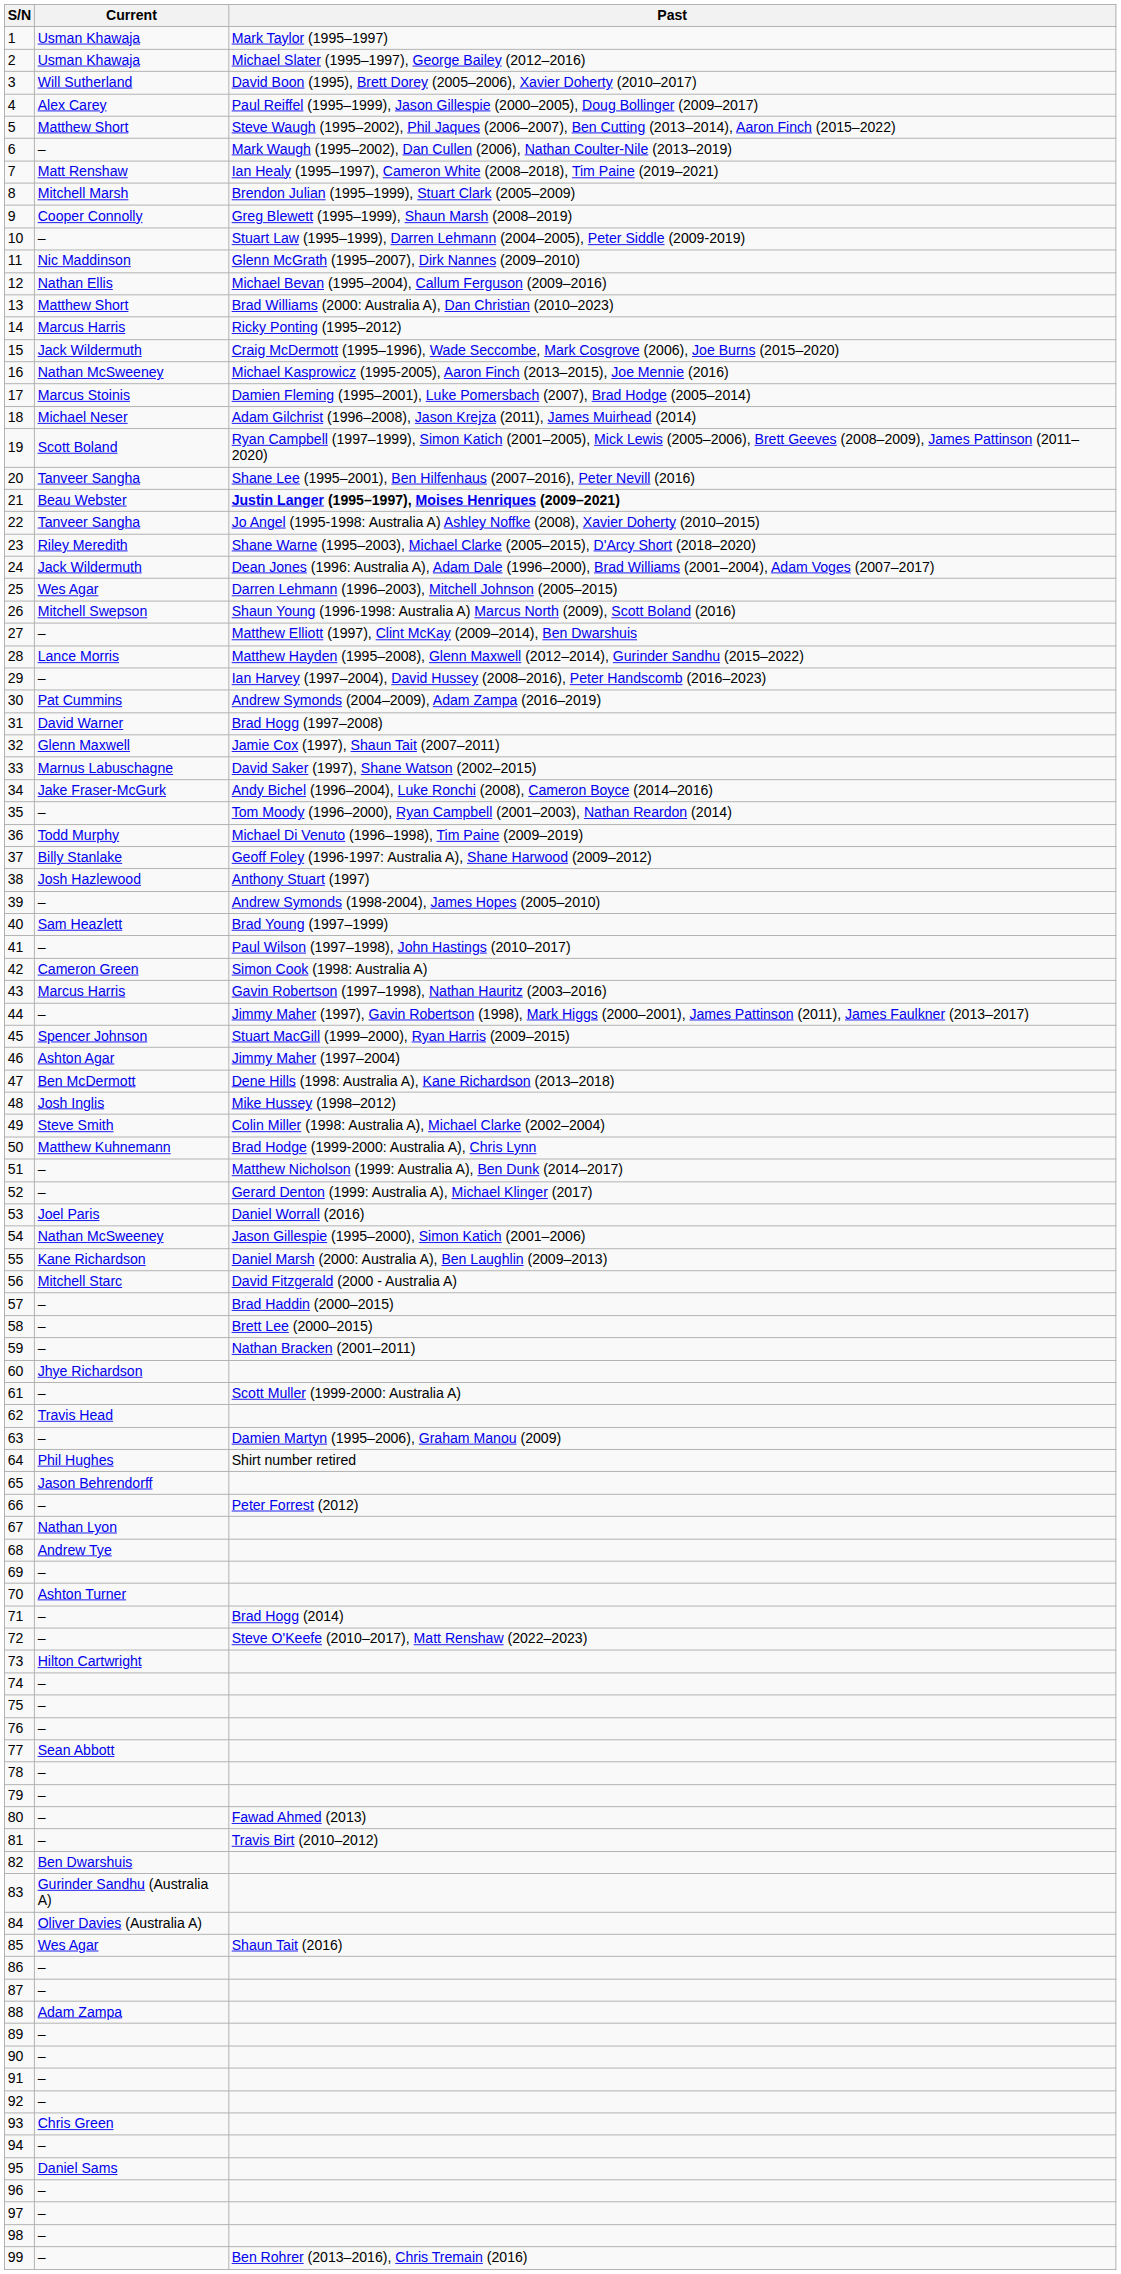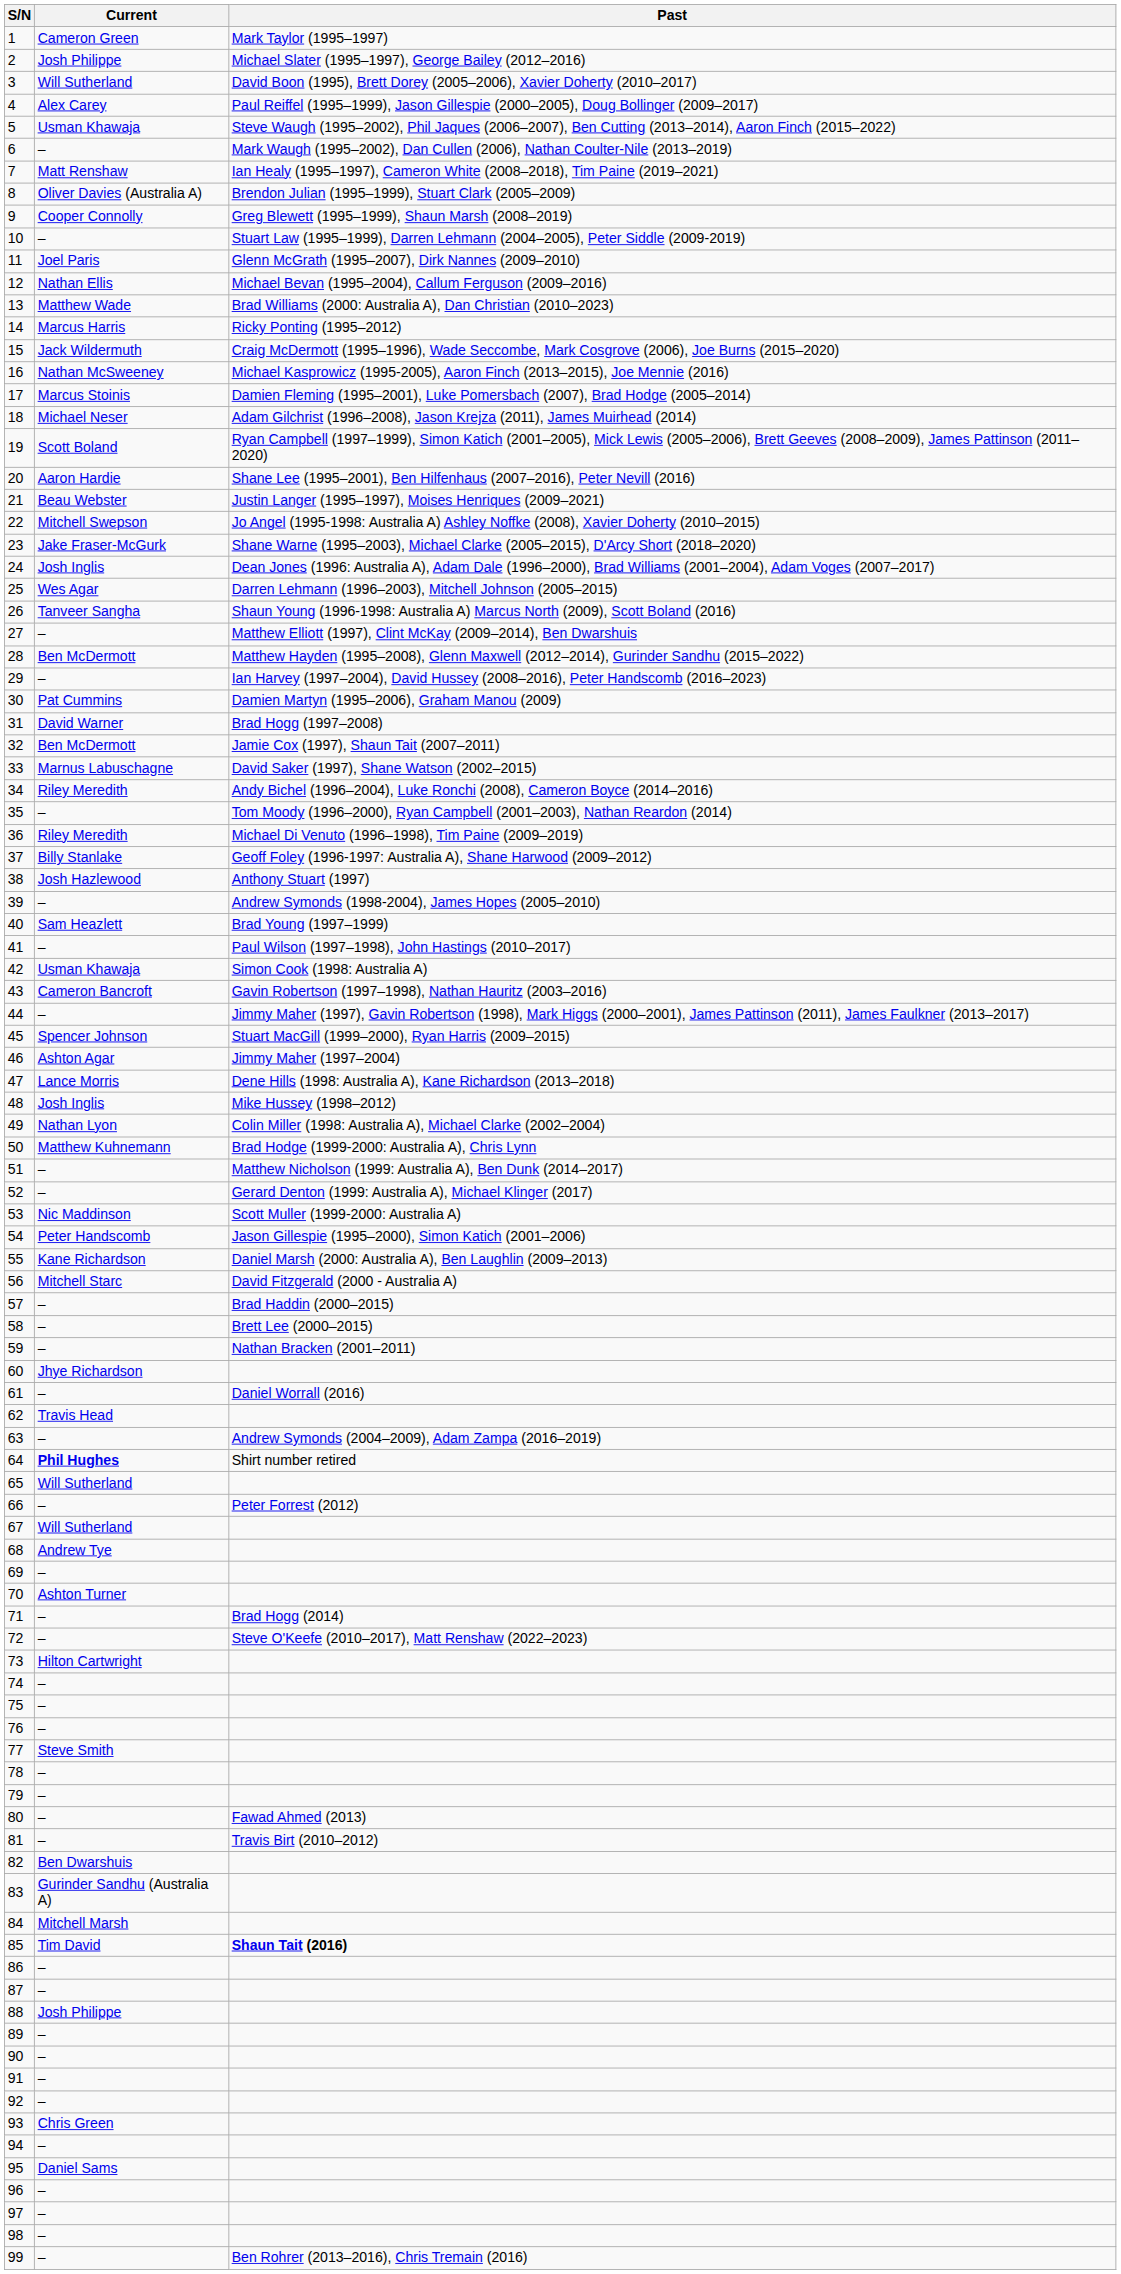(89, 37) Usman Khawaja -> (88, 37) Cameron Green
(89, 60) Usman Khawaja -> (80, 60) Josh Philippe
(83, 127) Matthew Short -> (89, 127) Usman Khawaja
(83, 194) Mitchell Marsh -> (120, 194) Oliver Davies (Australia A)
(84, 261) Nic Maddinson -> (69, 261) Joel Paris
(83, 305) Matthew Short -> (84, 305) Matthew Wade
(89, 478) Tanveer Sangha -> (79, 478) Aaron Hardie
(426, 500) bold -> (418, 500) normal
(89, 522) Tanveer Sangha -> (92, 522) Mitchell Swepson
(83, 545) Riley Meredith -> (102, 545) Jake Fraser-McGurk
(90, 567) Jack Wildermuth -> (71, 567) Josh Inglis
(92, 612) Mitchell Swepson -> (89, 612) Tanveer Sangha
(78, 656) Lance Morris -> (87, 656) Ben McDermott
(416, 701) Andrew Symonds (2004–2009), Adam Zampa (2016–2019) -> (396, 701) Damien Martyn (1995–2006), Graham Manou (2009)
(84, 746) Glenn Maxwell -> (87, 746) Ben McDermott
(102, 790) Jake Fraser-McGurk -> (83, 790) Riley Meredith
(78, 835) Todd Murphy -> (83, 835) Riley Meredith
(88, 969) Cameron Green -> (89, 969) Usman Khawaja
(81, 991) Marcus Harris -> (95, 991) Cameron Bancroft
(87, 1081) Ben McDermott -> (78, 1081) Lance Morris
(76, 1125) Steve Smith -> (77, 1125) Nathan Lyon
(69, 1214) Joel Paris -> (84, 1214) Nic Maddinson
(298, 1214) Daniel Worrall (2016) -> (346, 1214) Scott Muller (1999-2000: Australia A)
(101, 1237) Nathan McSweeney -> (94, 1237) Peter Handscomb
(346, 1393) Scott Muller (1999-2000: Australia A) -> (298, 1393) Daniel Worrall (2016)
(396, 1438) Damien Martyn (1995–2006), Graham Manou (2009) -> (416, 1438) Andrew Symonds (2004–2009), Adam Zampa (2016–2019)
(76, 1460) normal -> (78, 1460) bold
(95, 1482) Jason Behrendorff -> (85, 1482) Will Sutherland
(77, 1527) Nathan Lyon -> (85, 1527) Will Sutherland
(76, 1750) Sean Abbott -> (76, 1750) Steve Smith
(120, 1923) Oliver Davies (Australia A) -> (83, 1923) Mitchell Marsh
(68, 1945) Wes Agar -> (69, 1945) Tim David
(287, 1945) normal -> (289, 1945) bold
(80, 2012) Adam Zampa -> (80, 2012) Josh Philippe
